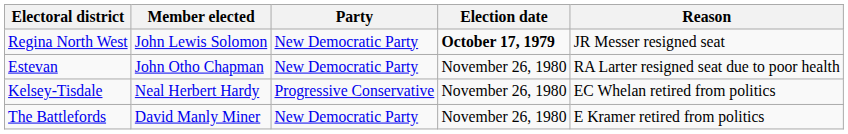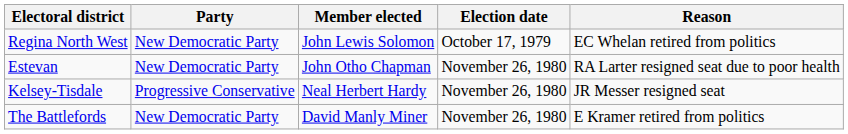columns swapped: (201, 16) <-> (354, 16)
(498, 41) bold -> (496, 41) normal
(649, 41) JR Messer resigned seat -> (675, 41) EC Whelan retired from politics
(675, 91) EC Whelan retired from politics -> (649, 91) JR Messer resigned seat
